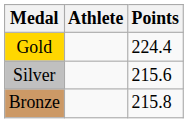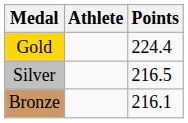(152, 74) 215.6 -> (152, 74) 216.5
(152, 103) 215.8 -> (152, 103) 216.1
